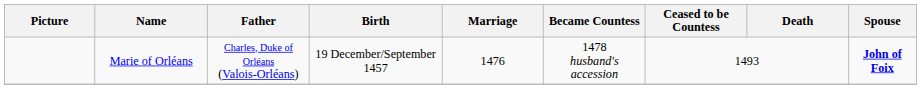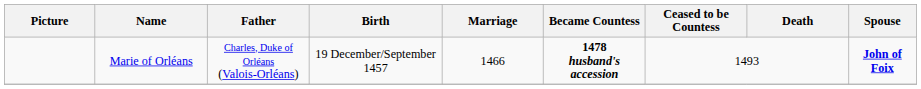(493, 60) 1476 -> (493, 60) 1466
(594, 60) normal -> (594, 60) bold
